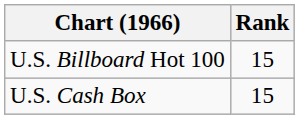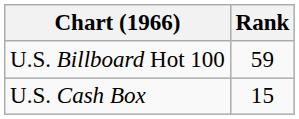(262, 59) 15 -> (262, 59) 59
